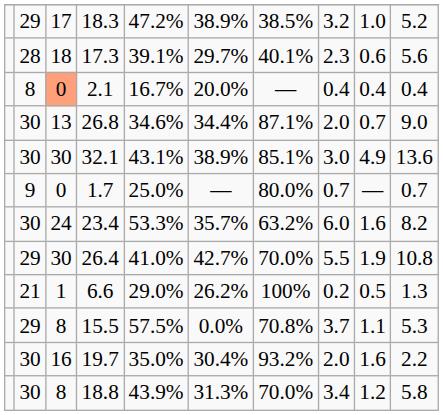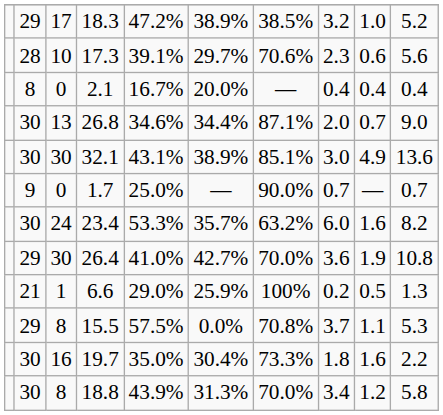(61, 55) 18 -> (61, 55) 10
(286, 55) 40.1% -> (286, 55) 70.6%
(61, 88) lightsalmon background -> (61, 88) no background
(286, 190) 80.0% -> (286, 190) 90.0%
(336, 257) 5.5 -> (336, 257) 3.6
(221, 291) 26.2% -> (221, 291) 25.9%
(286, 358) 93.2% -> (286, 358) 73.3%
(336, 358) 2.0 -> (336, 358) 1.8
